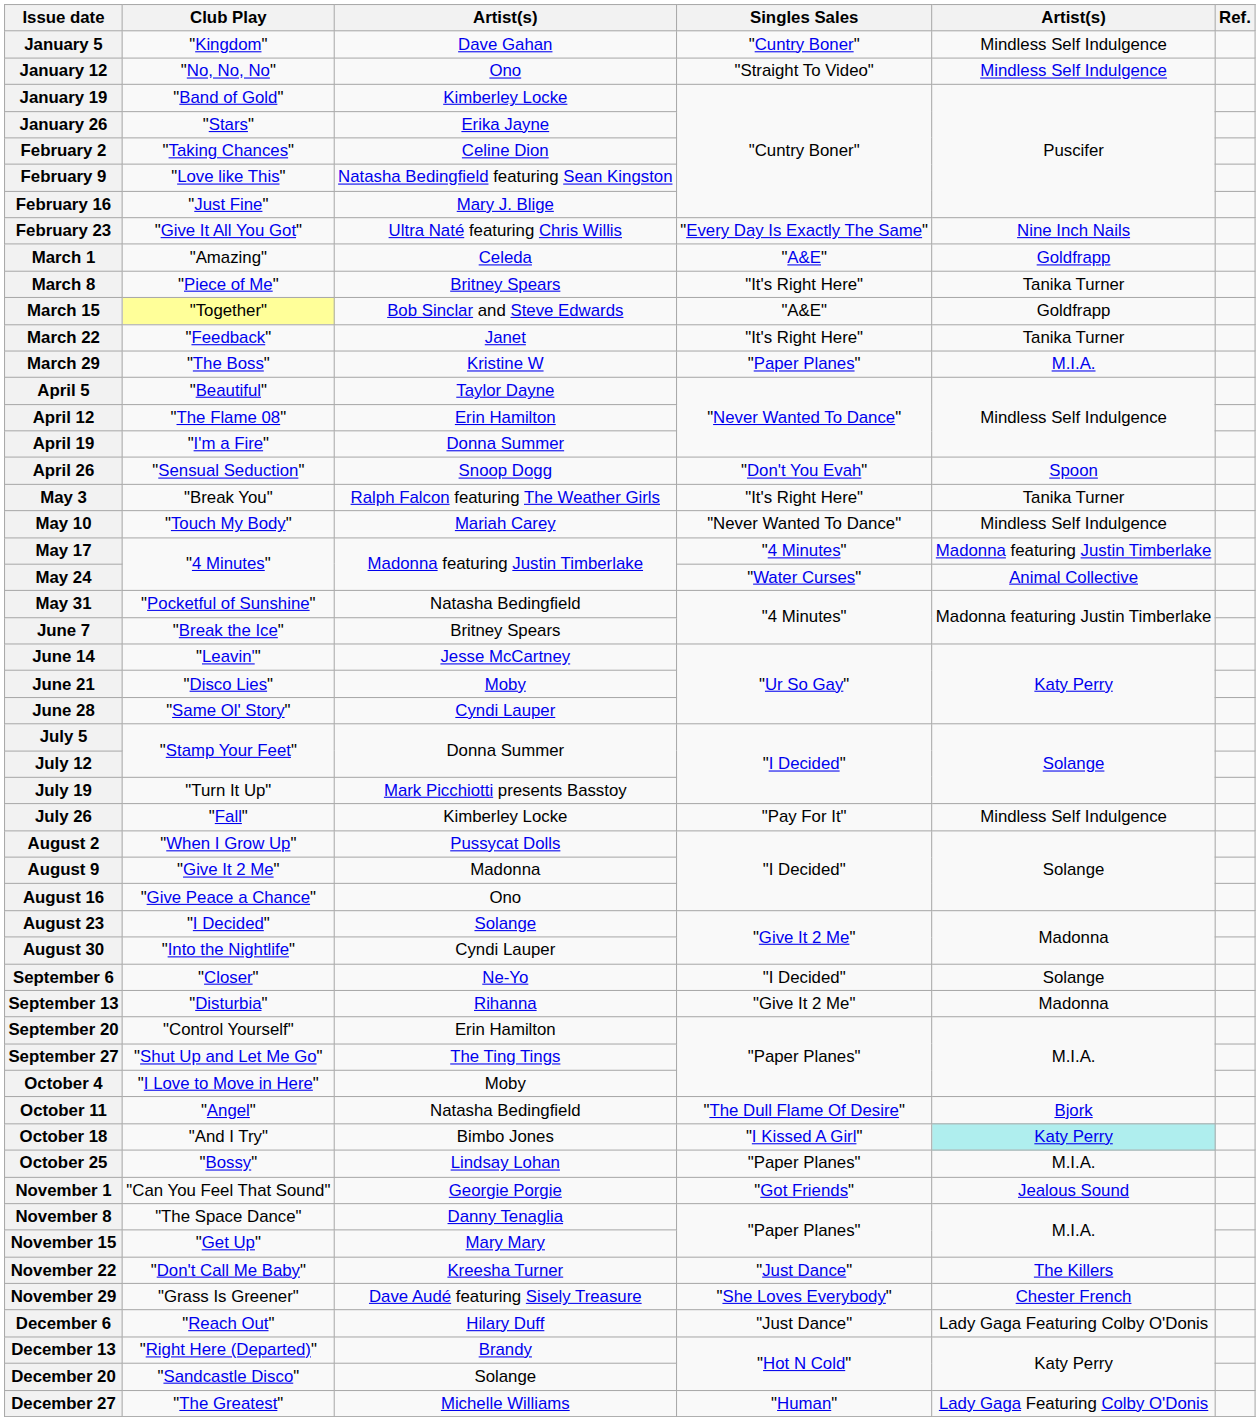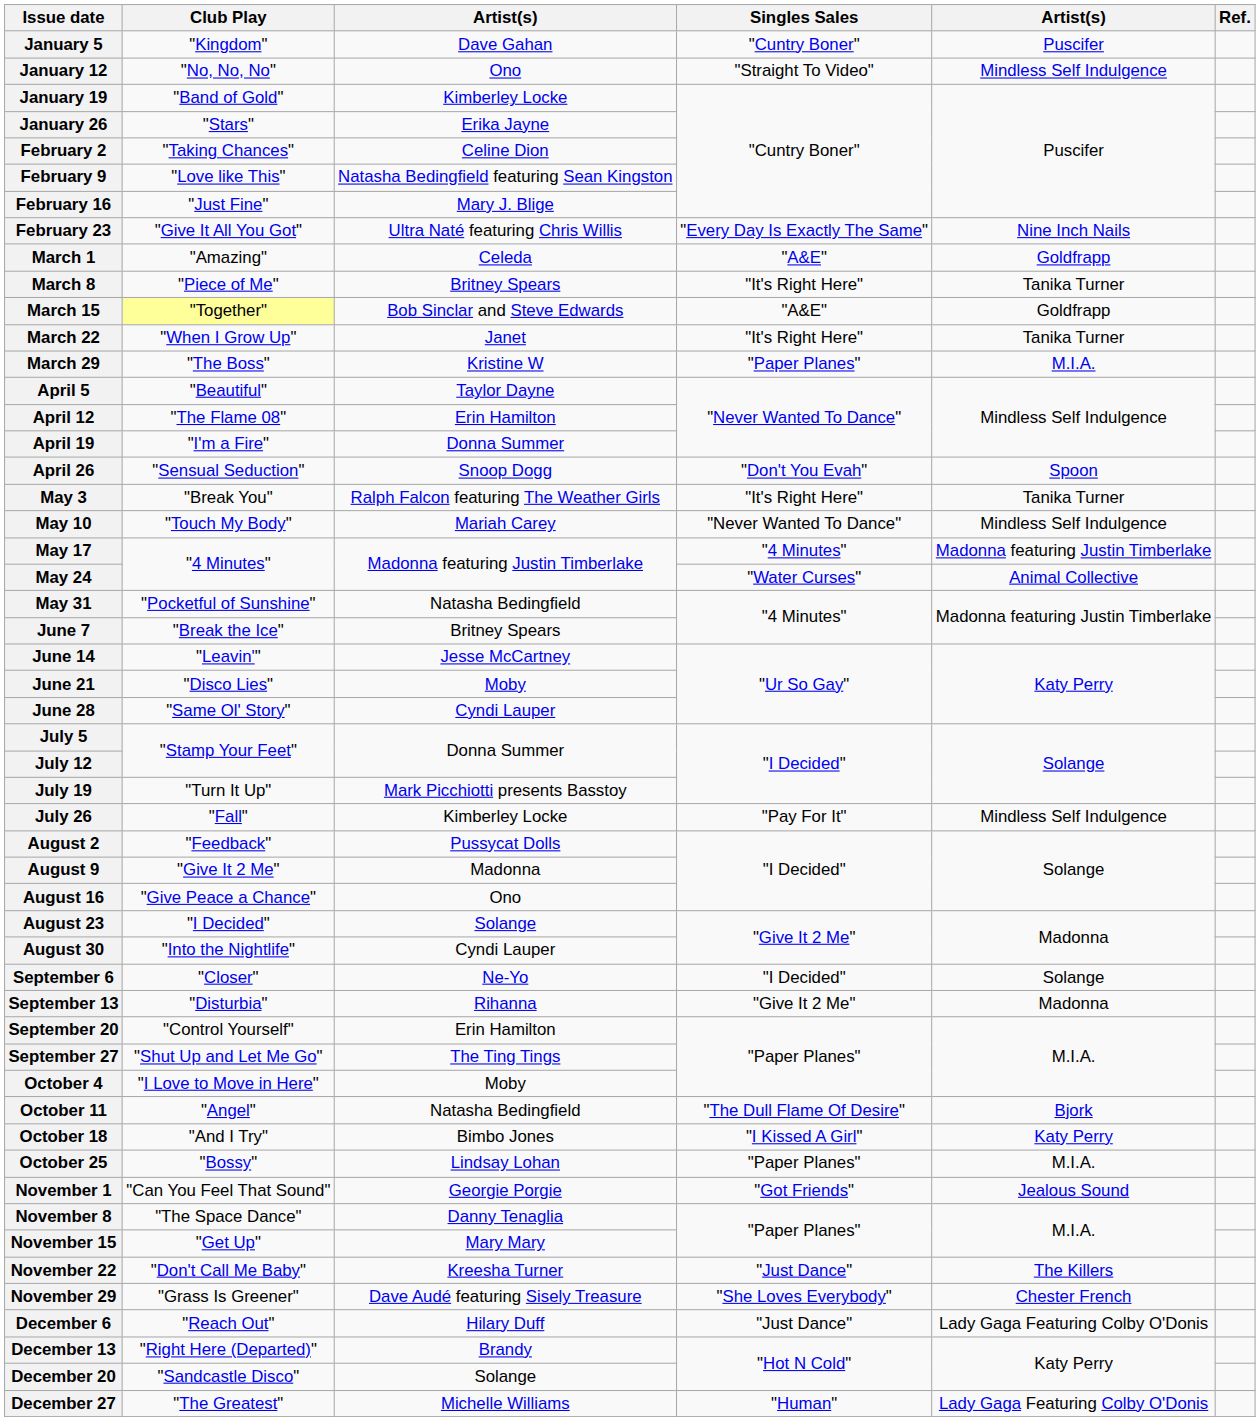(1074, 44) Mindless Self Indulgence -> (1074, 44) Puscifer
(228, 337) "Feedback" -> (228, 337) "When I Grow Up"
(228, 843) "When I Grow Up" -> (228, 843) "Feedback"
(1074, 1136) paleturquoise background -> (1074, 1136) no background
